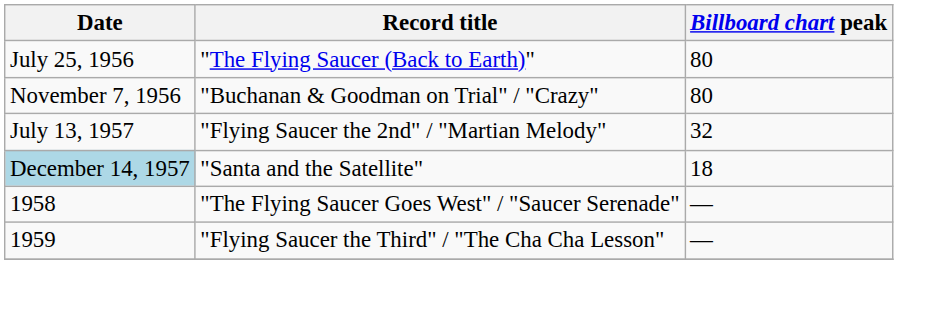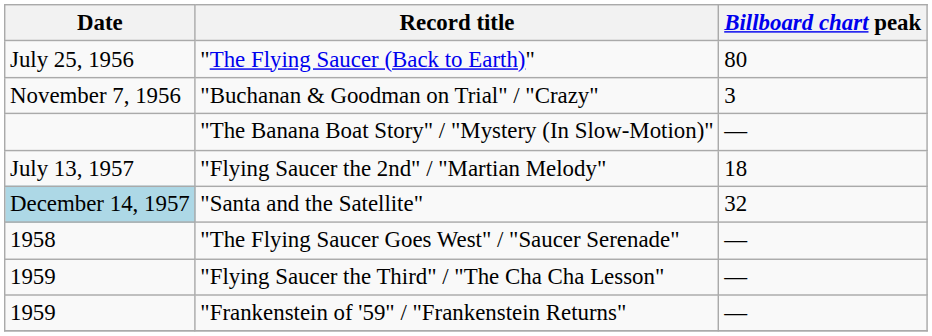(702, 95) 80 -> (730, 95) 3
+ row: (457, 131)
(702, 131) 32 -> (736, 167) 18
(702, 167) 18 -> (736, 204) 32
+ row: (413, 312)
